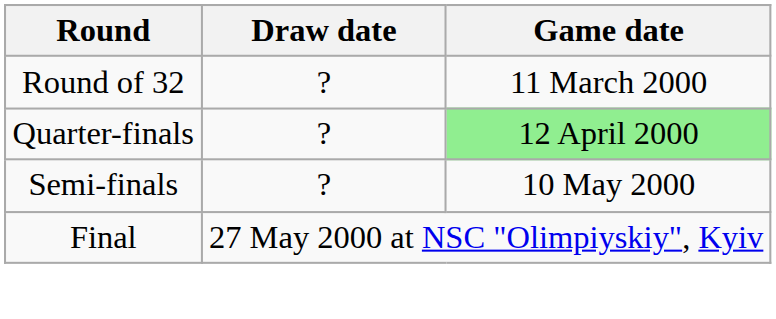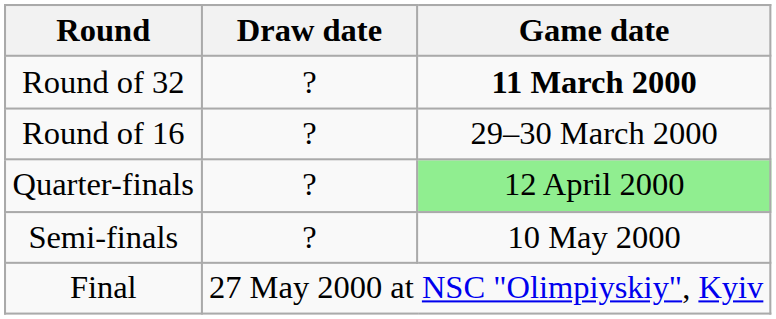(609, 81) normal -> (594, 81) bold
+ row: (103, 133)
